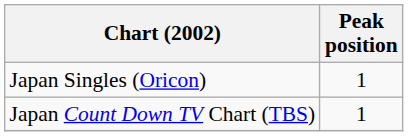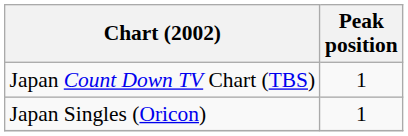rows swapped: (108, 79) <-> (162, 113)
